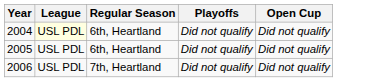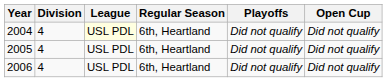+ column: (60, 13)
(125, 67) 7th, Heartland -> (175, 67) 6th, Heartland
